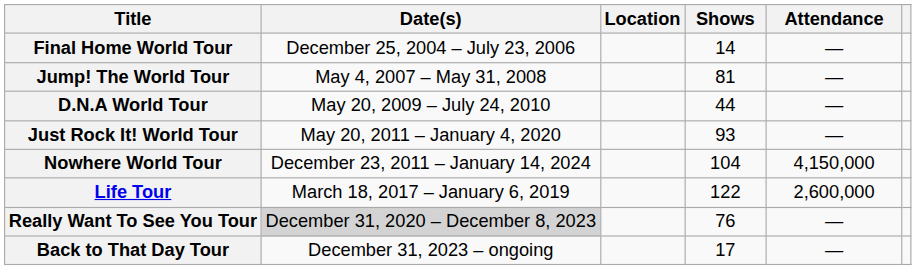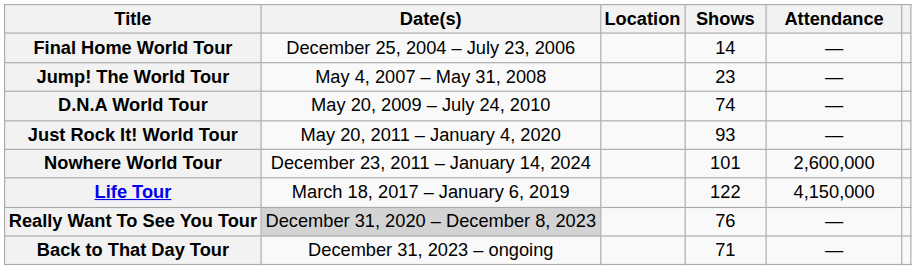(725, 76) 81 -> (725, 76) 23
(725, 105) 44 -> (725, 105) 74
(725, 163) 104 -> (725, 163) 101
(834, 163) 4,150,000 -> (834, 163) 2,600,000
(834, 192) 2,600,000 -> (834, 192) 4,150,000
(725, 250) 17 -> (725, 250) 71
